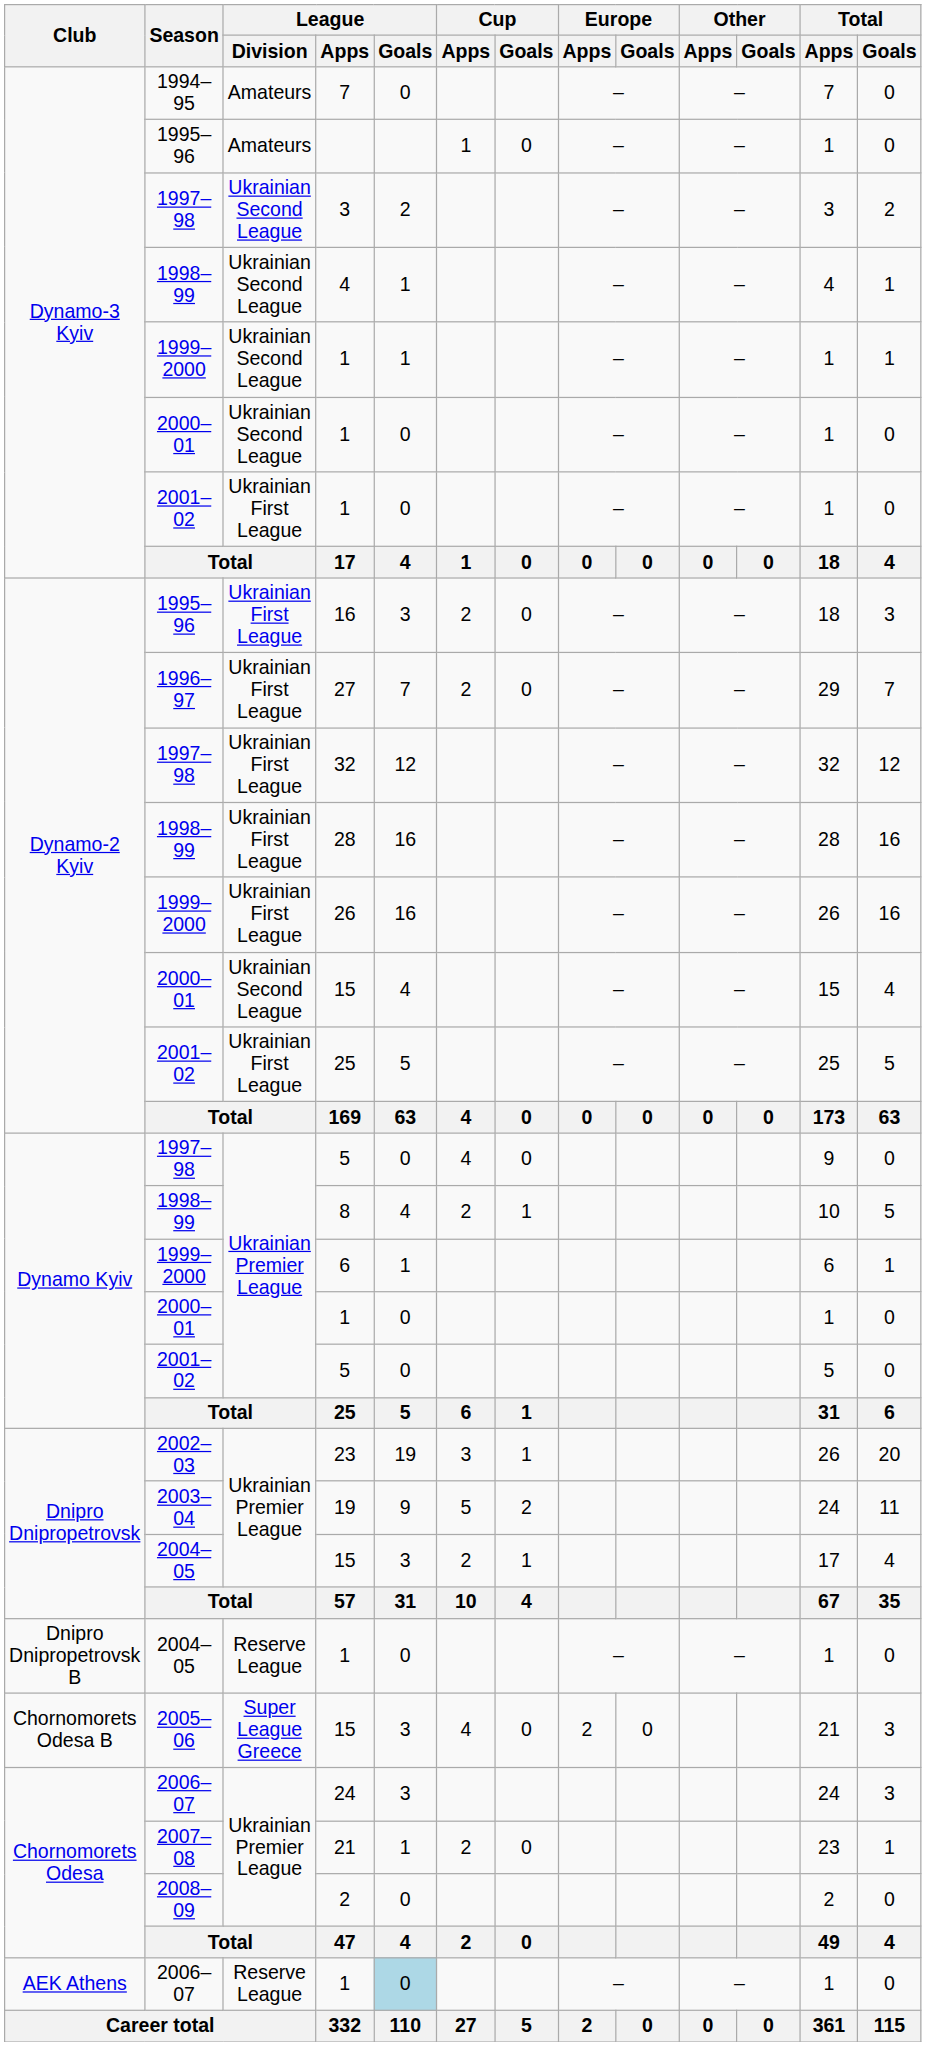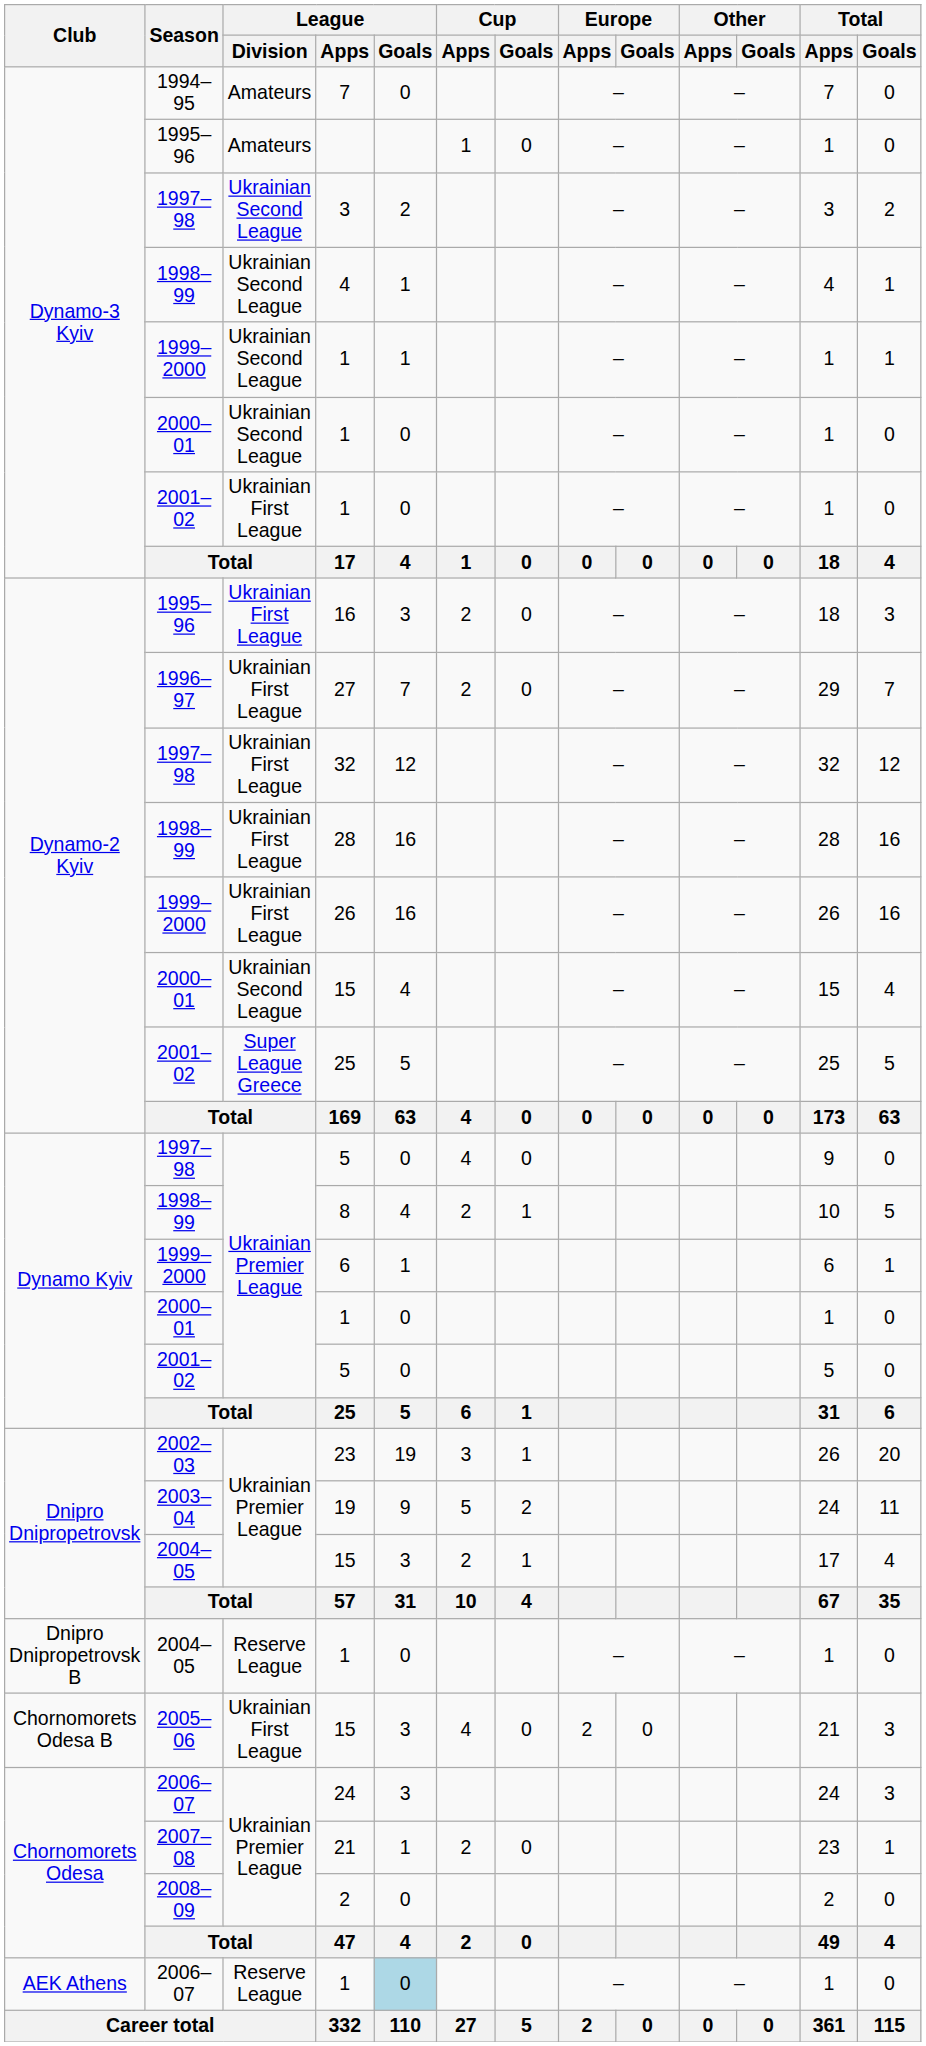(270, 1064) Ukrainian First League -> (270, 1064) Super League Greece
(270, 1730) Super League Greece -> (270, 1730) Ukrainian First League
